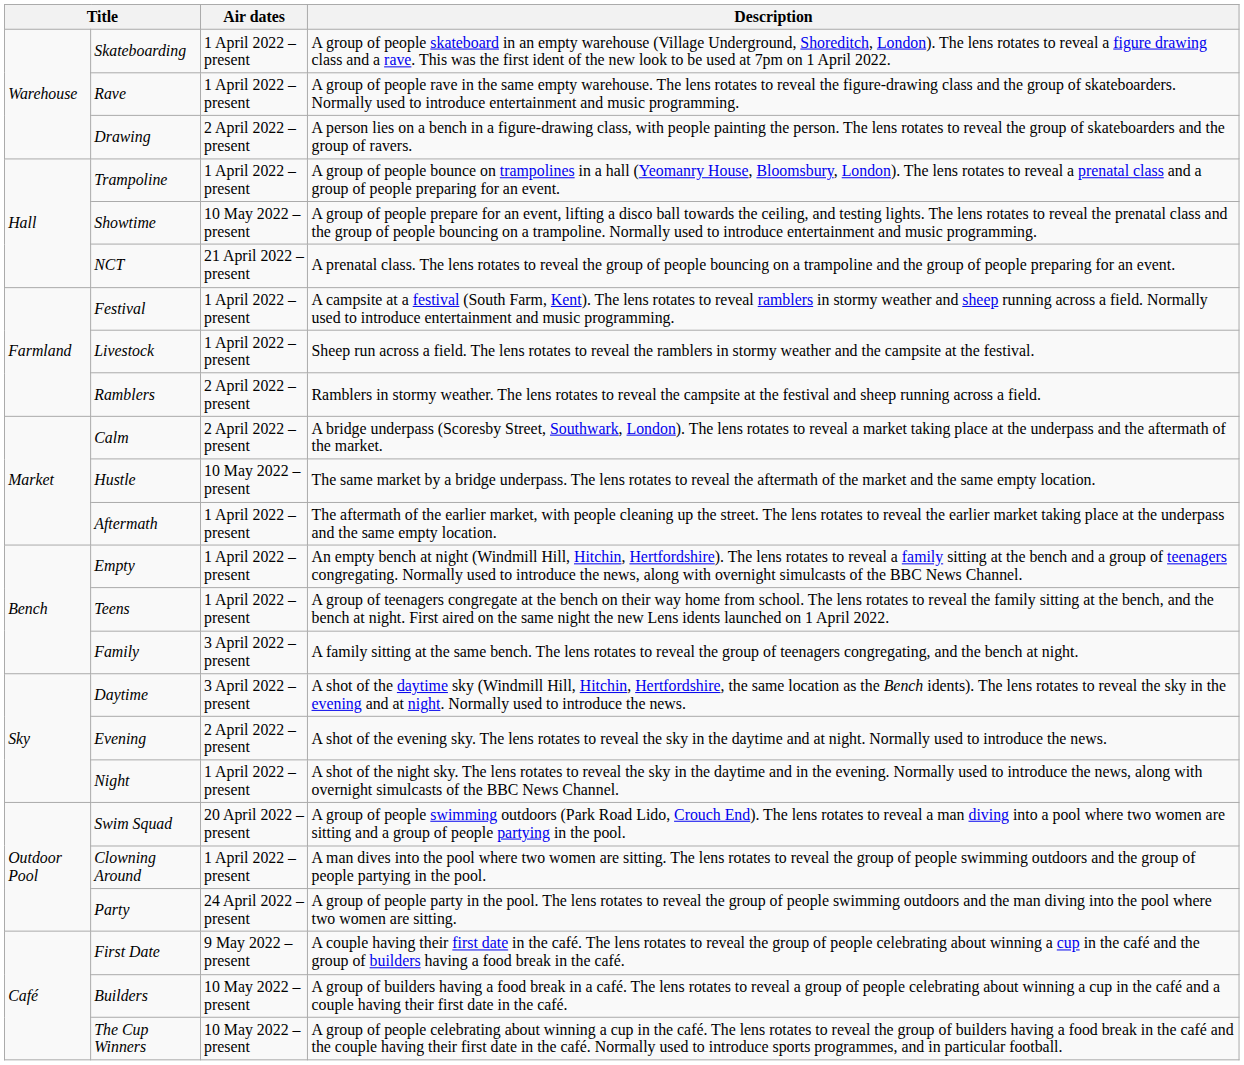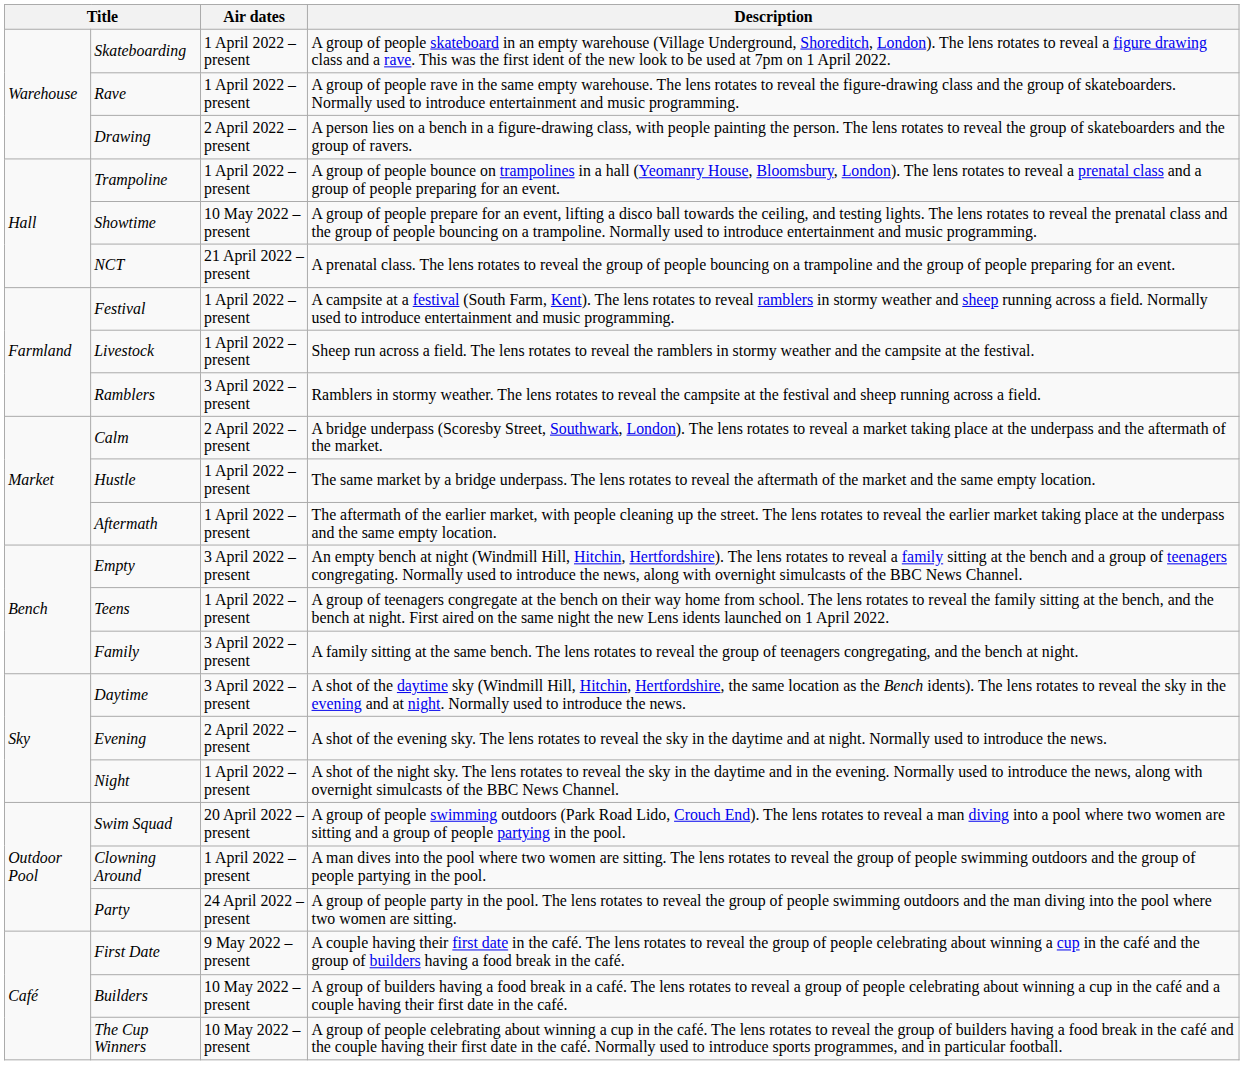(250, 394) 2 April 2022 – present -> (250, 394) 3 April 2022 – present
(252, 480) 10 May 2022 – present -> (250, 480) 1 April 2022 – present
(250, 566) 1 April 2022 – present -> (250, 566) 3 April 2022 – present
